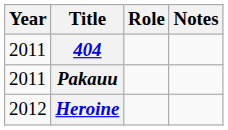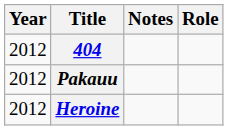columns swapped: (146, 19) <-> (196, 19)
(27, 49) 2011 -> (28, 49) 2012
(27, 79) 2011 -> (28, 79) 2012
